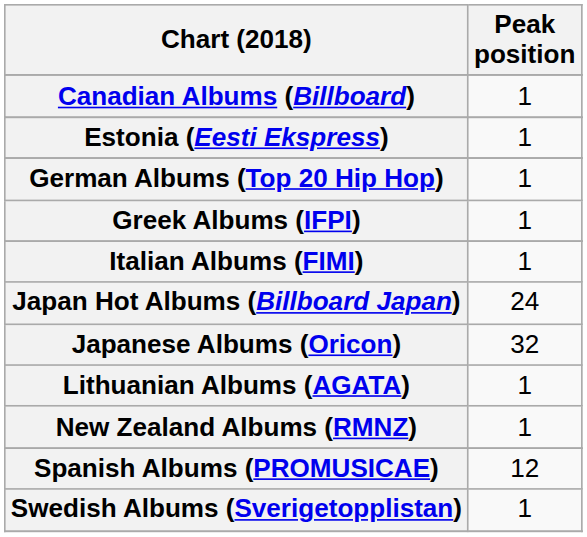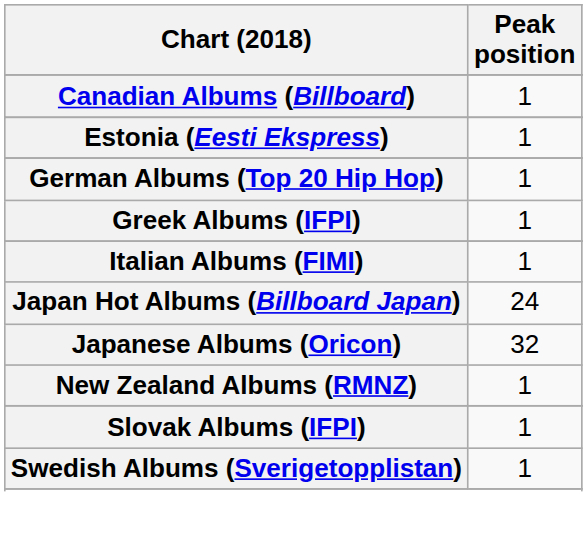- row: (236, 385)
+ row: (236, 426)
- row: (236, 468)
